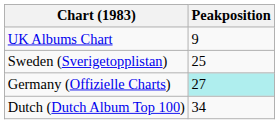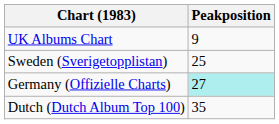(199, 107) 34 -> (199, 107) 35
